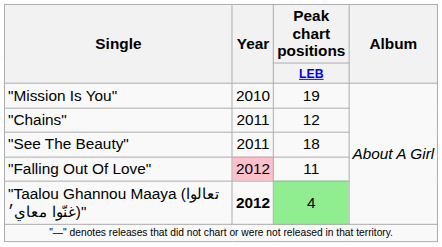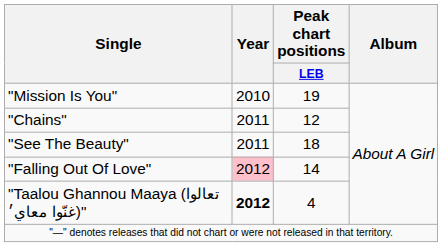(311, 168) 11 -> (311, 168) 14
(311, 202) lightgreen background -> (311, 202) no background
